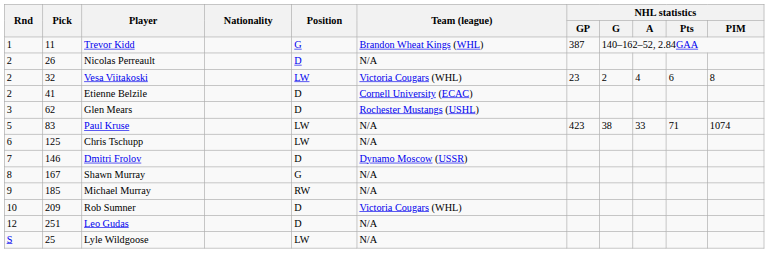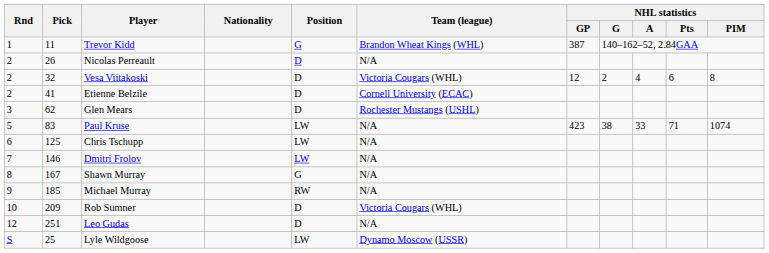(302, 77) LW -> (298, 77) D
(574, 77) 23 -> (574, 77) 12
(298, 158) D -> (302, 158) LW
(413, 158) Dynamo Moscow (USSR) -> (368, 158) N/A
(368, 239) N/A -> (413, 239) Dynamo Moscow (USSR)
